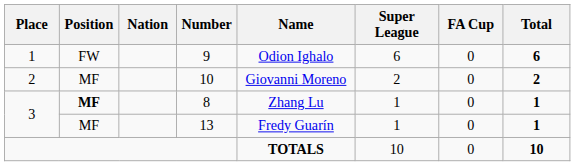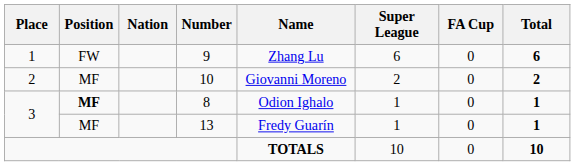(296, 56) Odion Ighalo -> (296, 56) Zhang Lu
(296, 103) Zhang Lu -> (296, 103) Odion Ighalo
